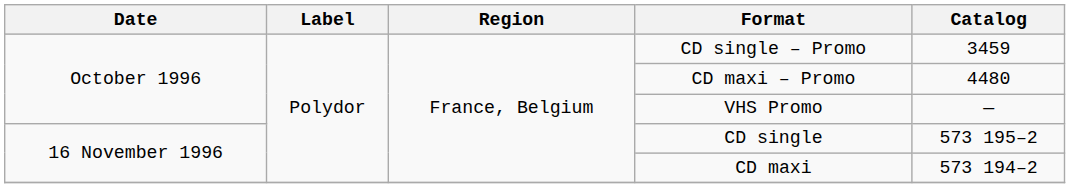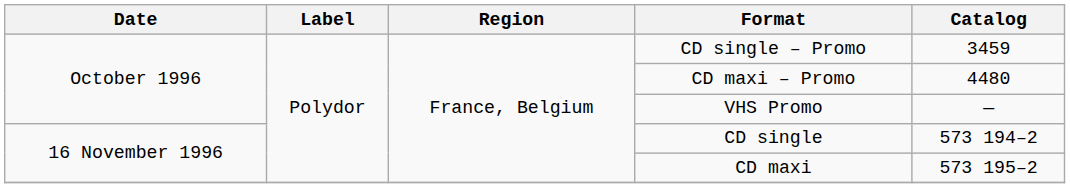(989, 138) 573 195–2 -> (989, 138) 573 194–2
(989, 168) 573 194–2 -> (989, 168) 573 195–2
